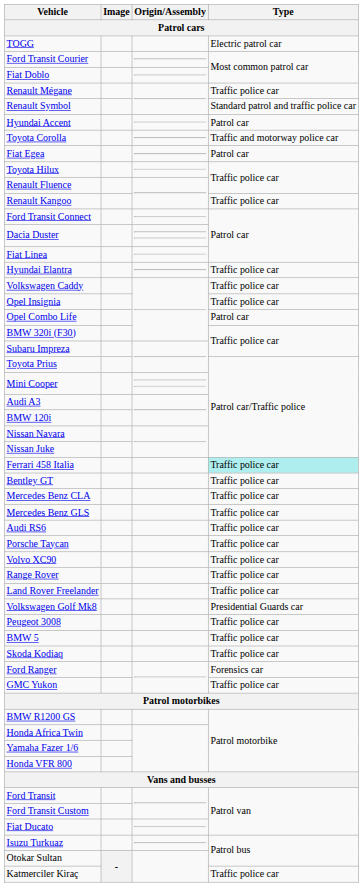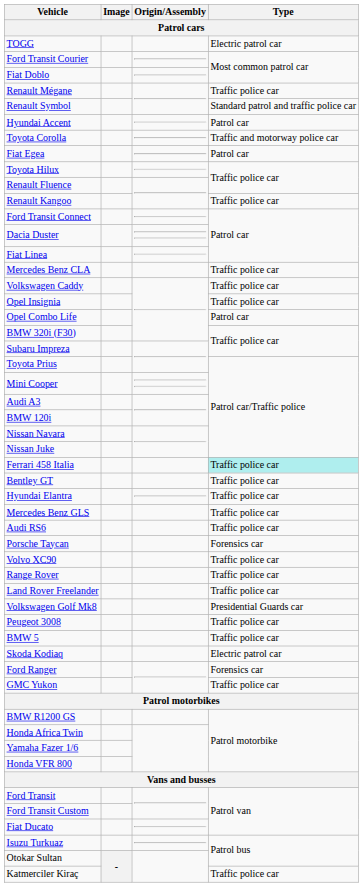rows swapped: (39, 270) <-> (48, 496)
(245, 543) Traffic police car -> (237, 543) Forensics car
(245, 654) Traffic police car -> (246, 654) Electric patrol car
